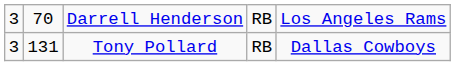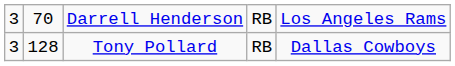(43, 47) 131 -> (43, 47) 128
